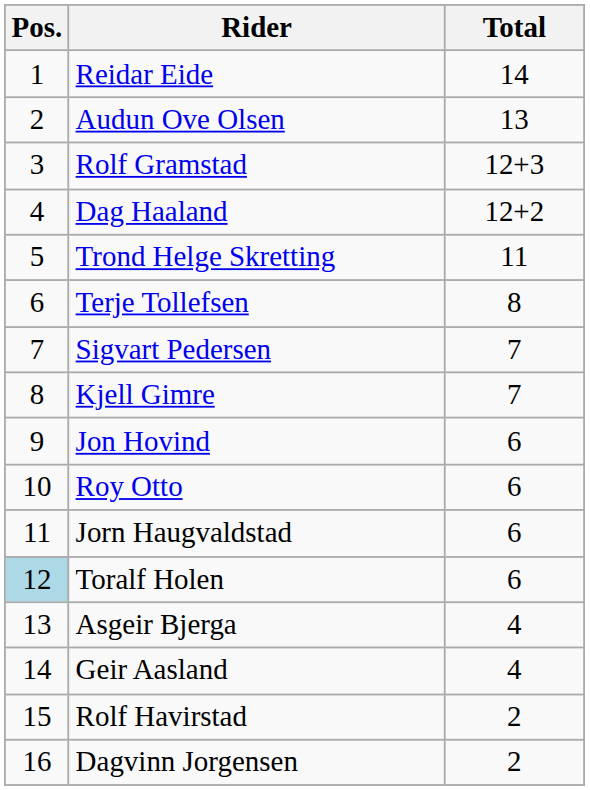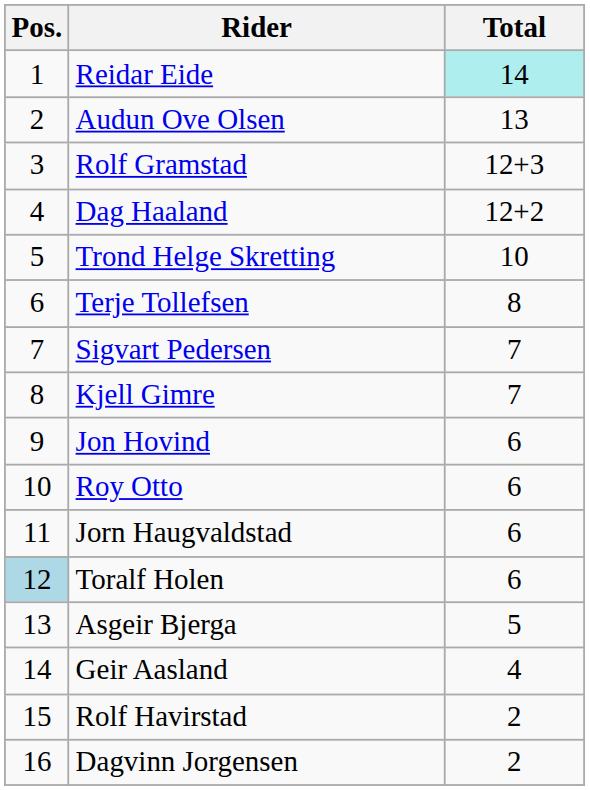(514, 73) no background -> (514, 73) paleturquoise background
(514, 257) 11 -> (514, 257) 10
(514, 624) 4 -> (514, 624) 5
